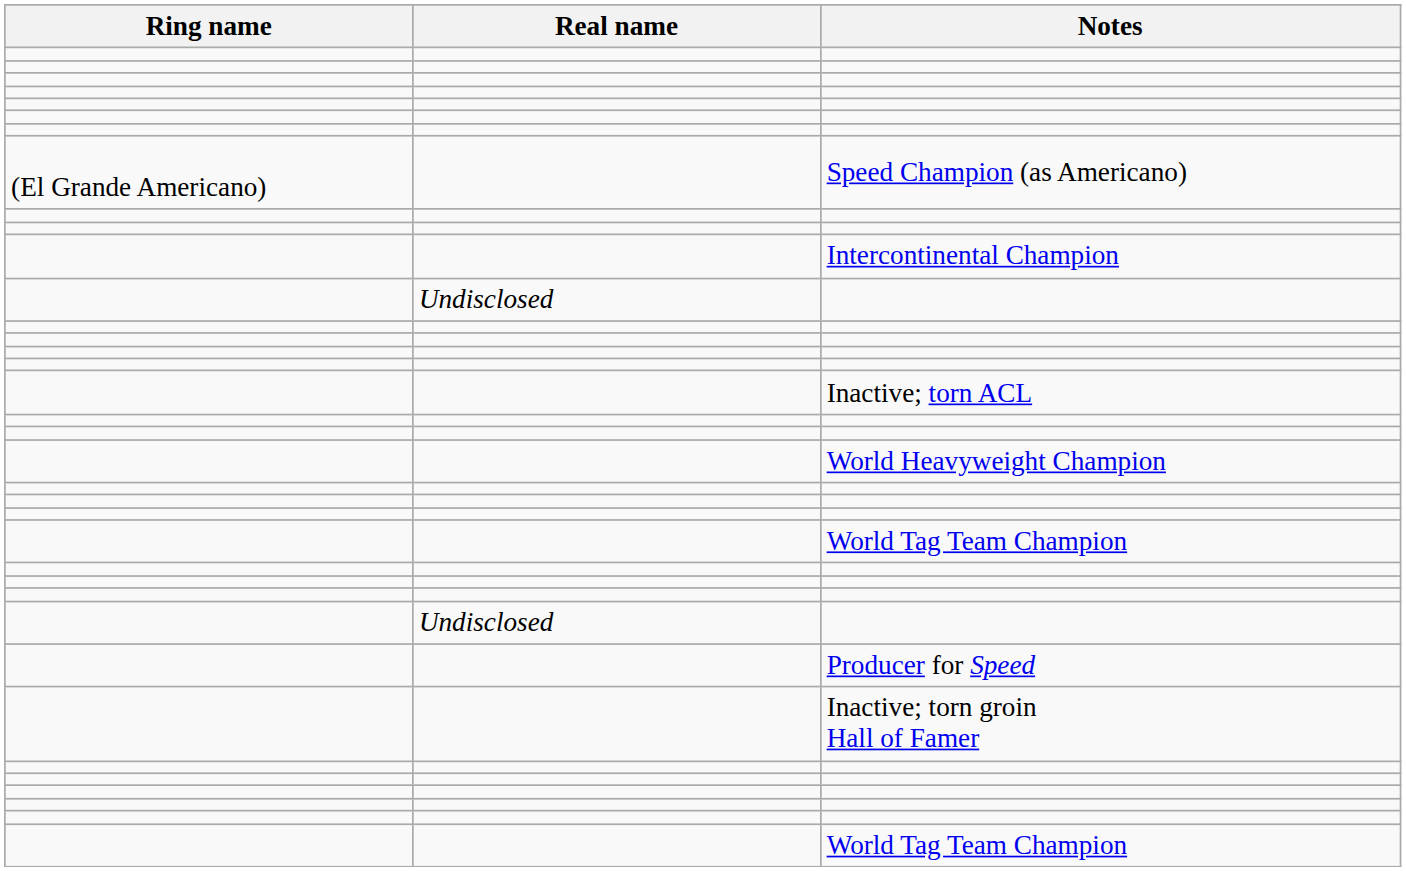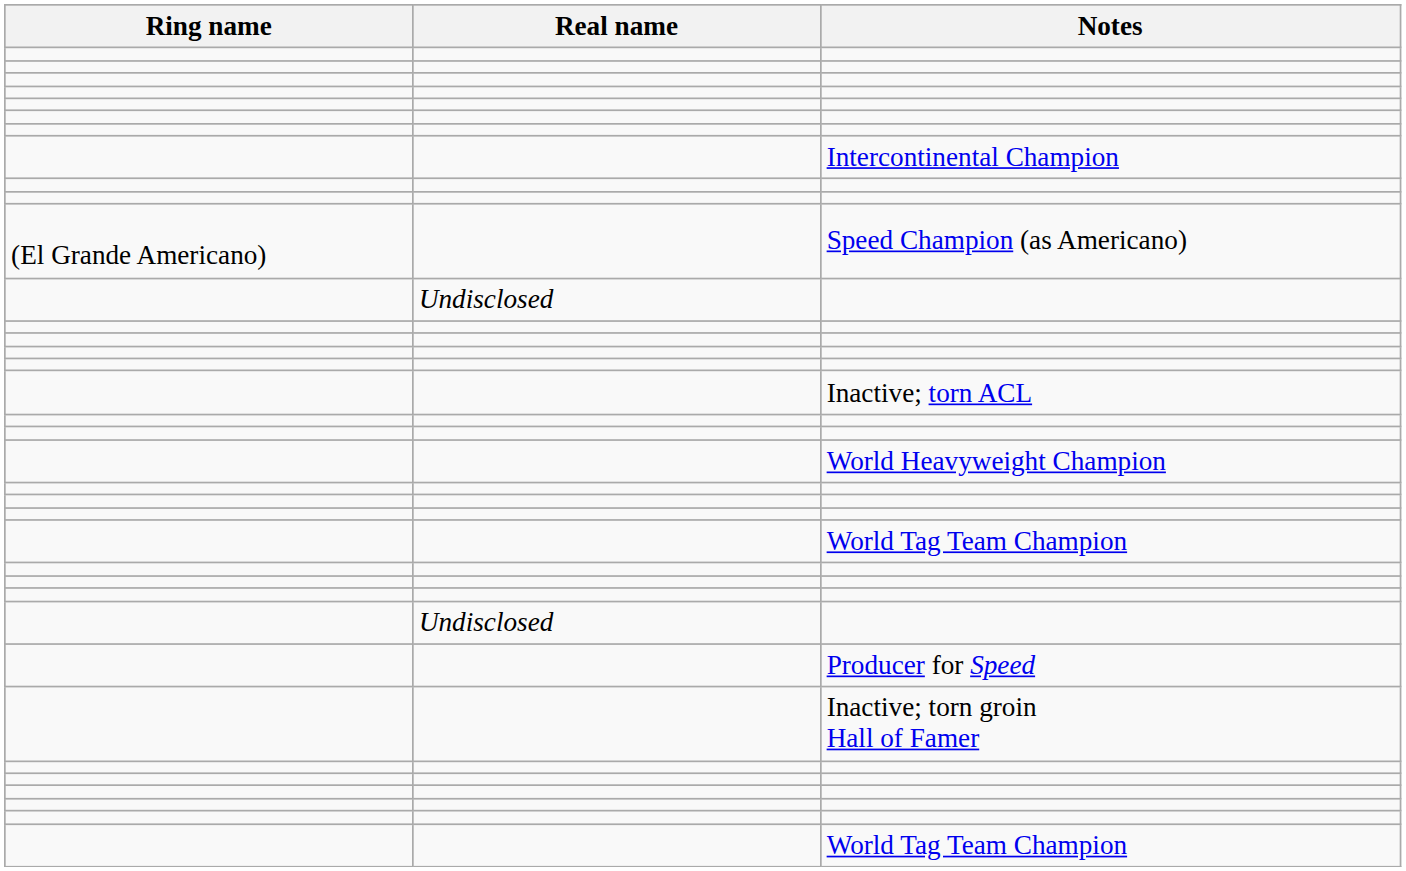rows swapped: (616, 173) <-> (616, 256)
